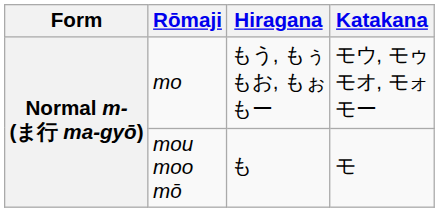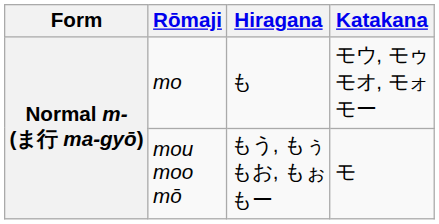(278, 81) もう, もぅ もお, もぉ もー -> (242, 81) も
(242, 166) も -> (278, 172) もう, もぅ もお, もぉ もー
